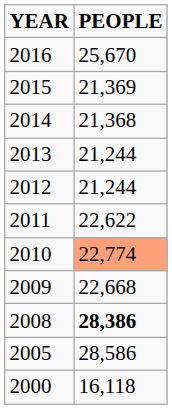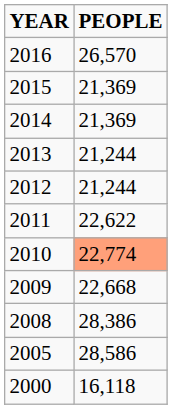(107, 54) 25,670 -> (107, 54) 26,570
(107, 120) 21,368 -> (107, 120) 21,369
(107, 320) bold -> (107, 320) normal
